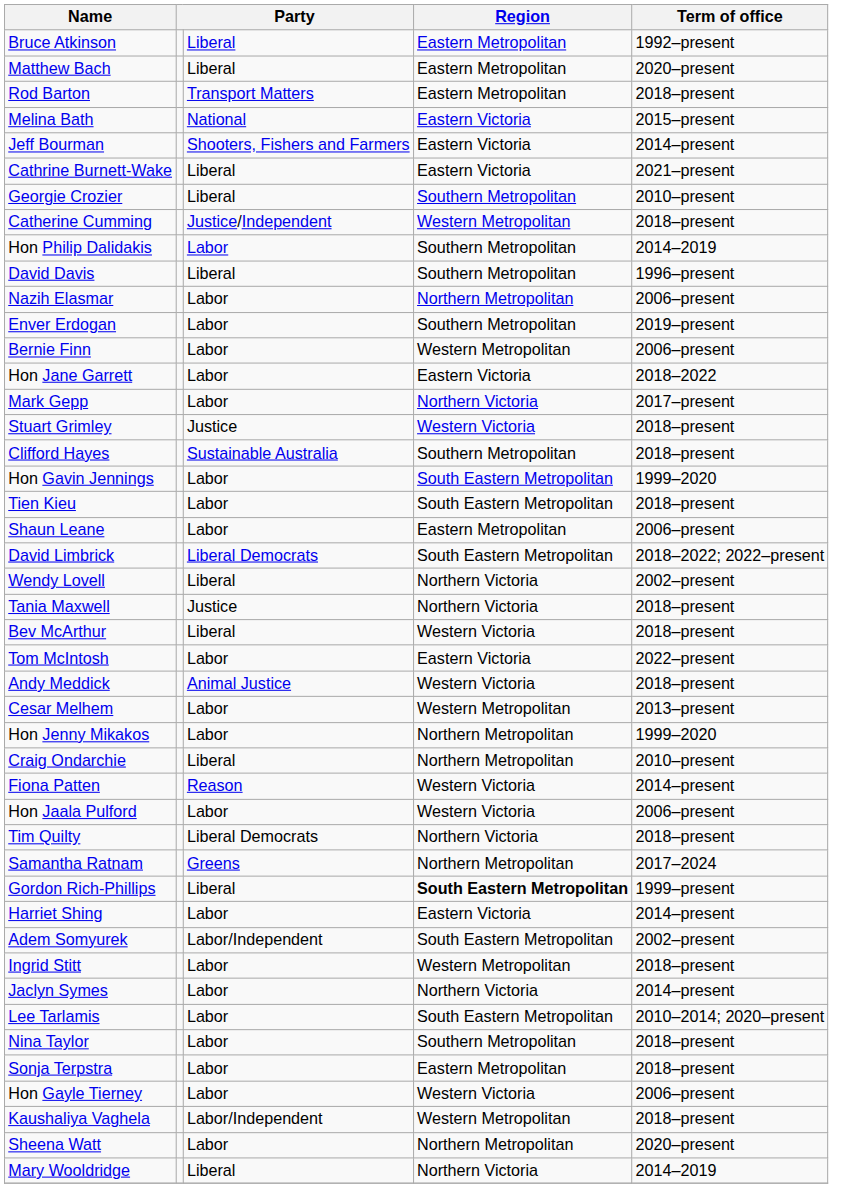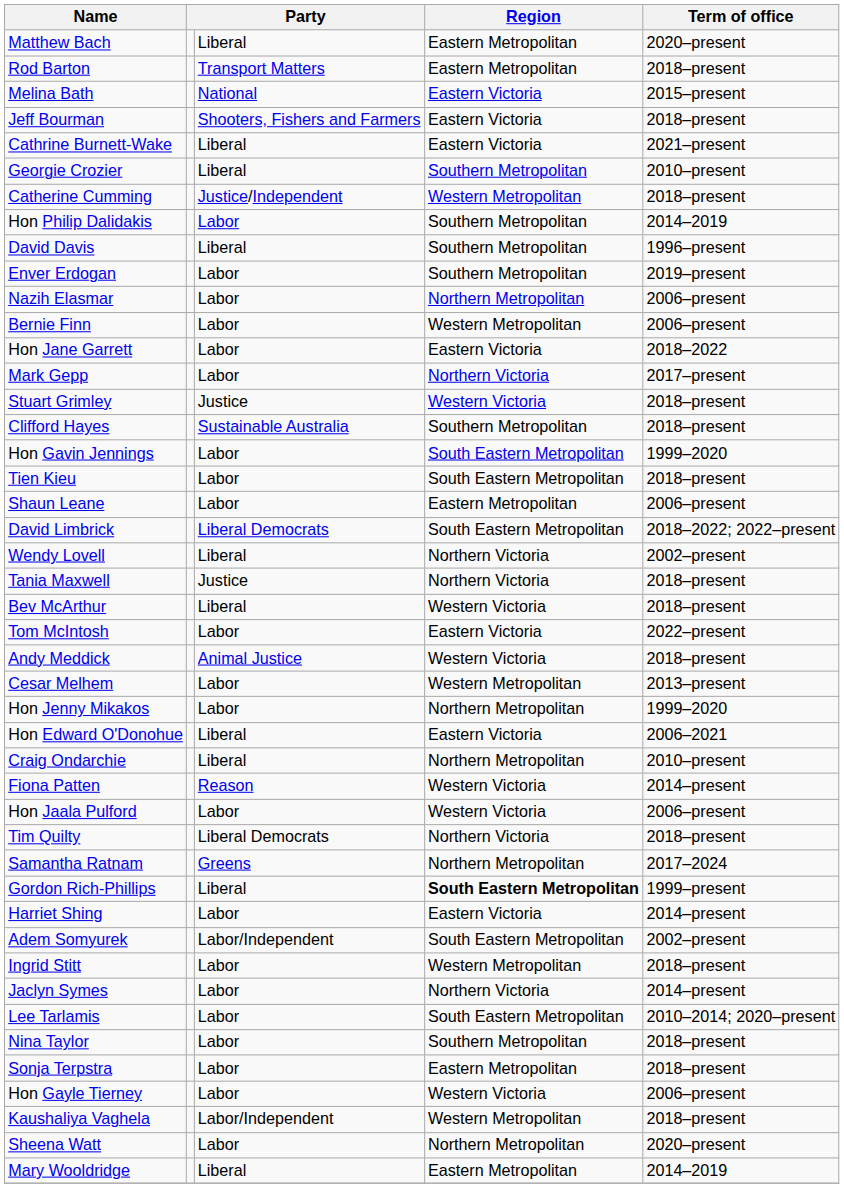- row: (62, 42)
(685, 145) 2014–present -> (696, 119) 2018–present
rows swapped: (61, 299) <-> (62, 324)
+ row: (96, 734)
(478, 1170) Northern Victoria -> (503, 1170) Eastern Metropolitan
